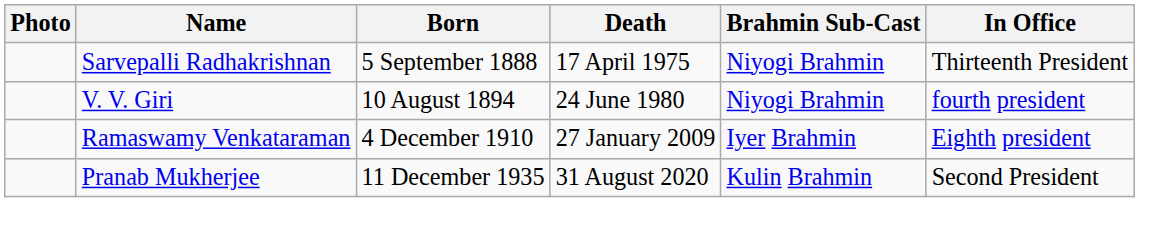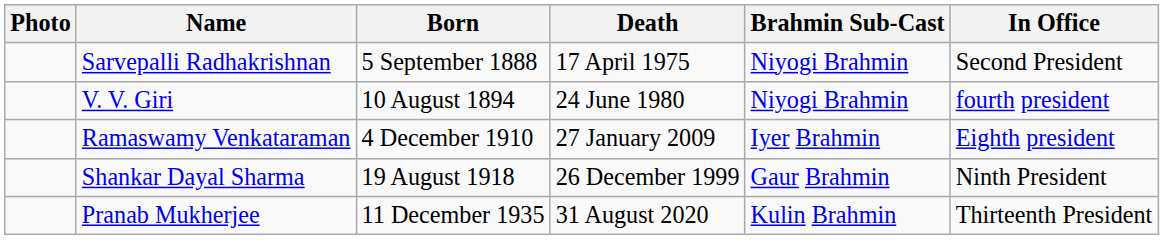(1030, 61) Thirteenth President -> (1039, 61) Second President
+ row: (193, 176)
(1015, 176) Second President -> (1054, 215) Thirteenth President
